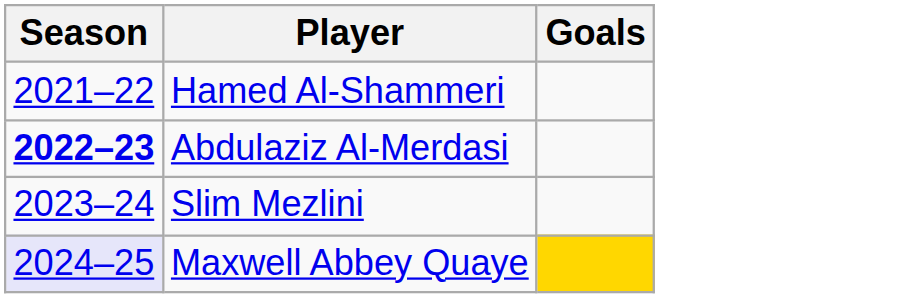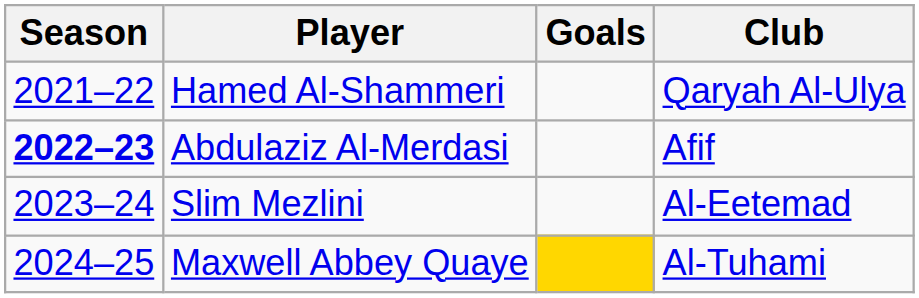+ column: (784, 33)
(84, 262) lavender background -> (84, 262) no background
